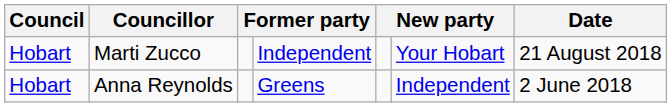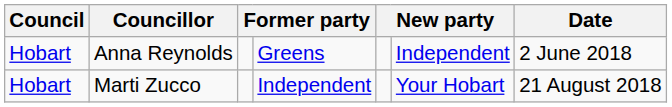rows swapped: (163, 85) <-> (147, 53)
